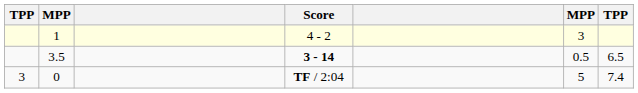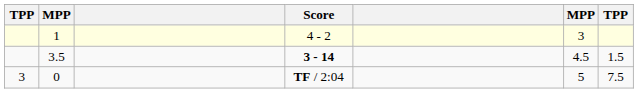(581, 56) 0.5 -> (581, 56) 4.5
(616, 56) 6.5 -> (616, 56) 1.5
(616, 77) 7.4 -> (616, 77) 7.5
